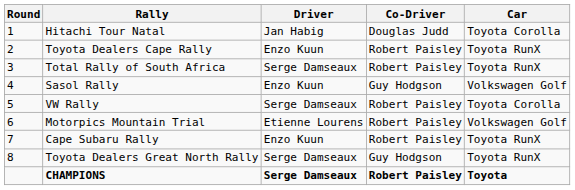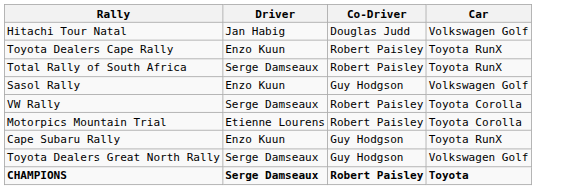- column: (24, 13)
(514, 31) Toyota Corolla -> (479, 31) Volkswagen Golf
(517, 121) Volkswagen Golf -> (475, 121) Toyota Corolla
(415, 139) Robert Paisley -> (367, 139) Guy Hodgson
(504, 158) Toyota RunX -> (479, 158) Volkswagen Golf
